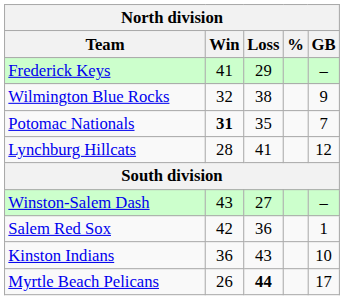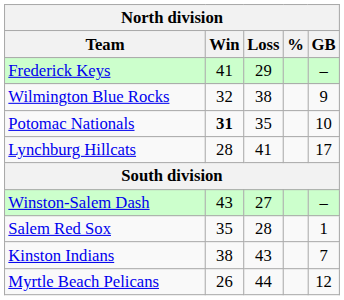(324, 123) 7 -> (324, 123) 10
(324, 149) 12 -> (324, 149) 17
(224, 228) 42 -> (224, 228) 35
(263, 228) 36 -> (263, 228) 28
(224, 255) 36 -> (224, 255) 38
(324, 255) 10 -> (324, 255) 7
(263, 281) bold -> (263, 281) normal
(324, 281) 17 -> (324, 281) 12
